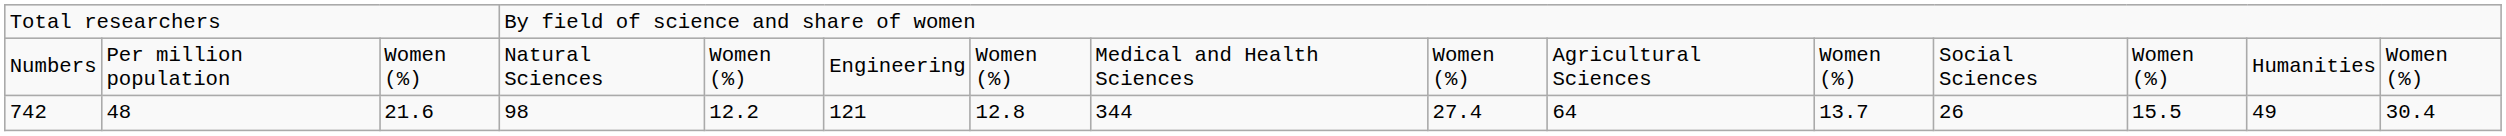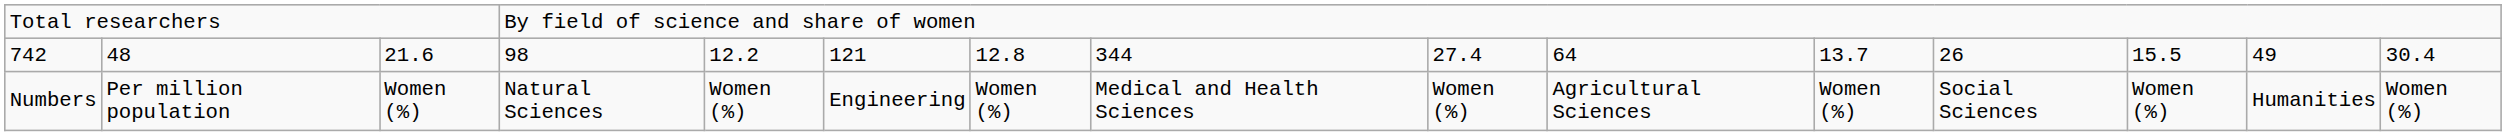rows swapped: (53, 67) <-> (28, 113)
